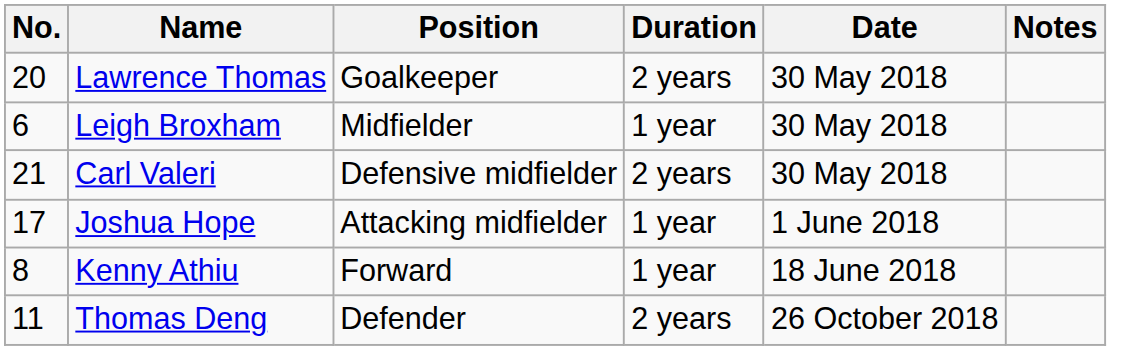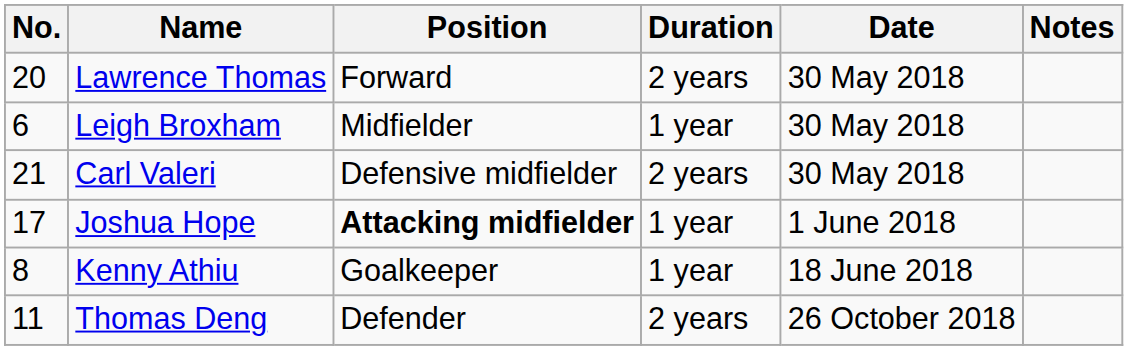(419, 77) Goalkeeper -> (396, 77) Forward
(474, 222) normal -> (487, 222) bold
(396, 271) Forward -> (419, 271) Goalkeeper
